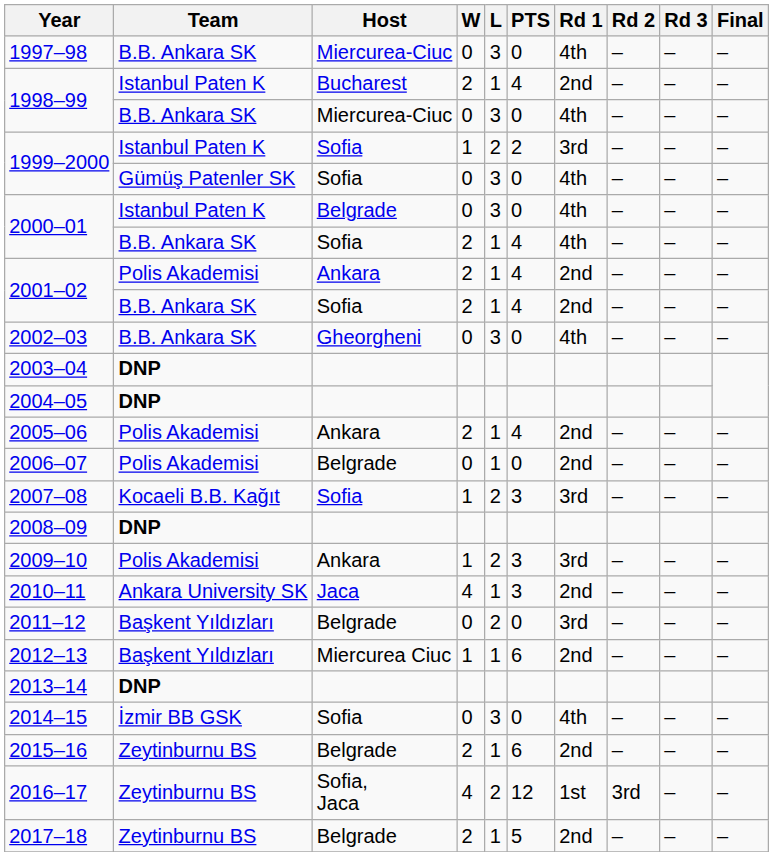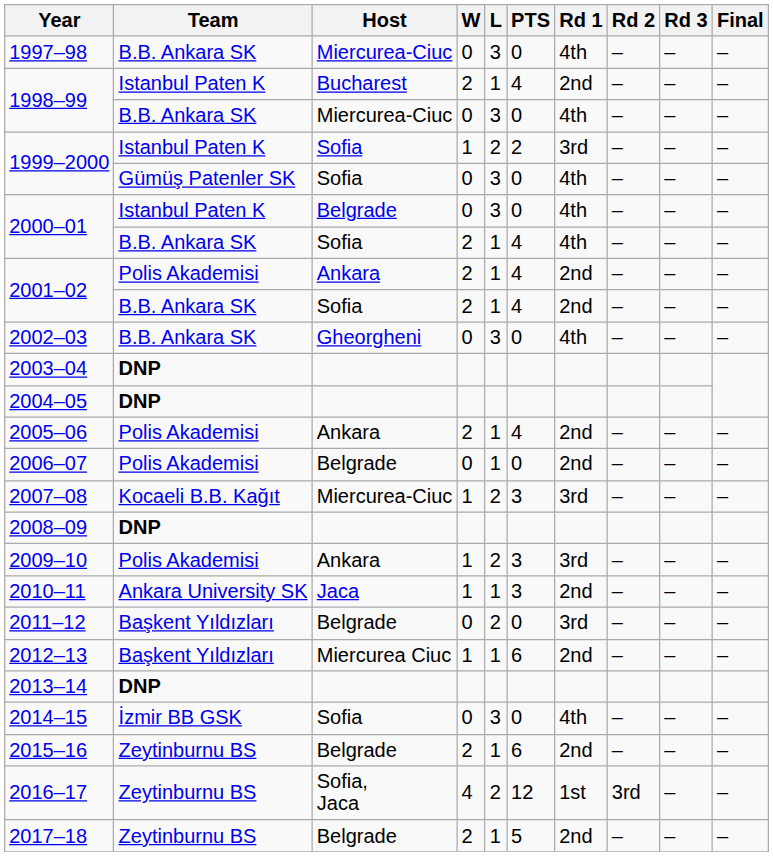(340, 496) Sofia -> (385, 496) Miercurea-Ciuc
(467, 591) 4 -> (467, 591) 1
